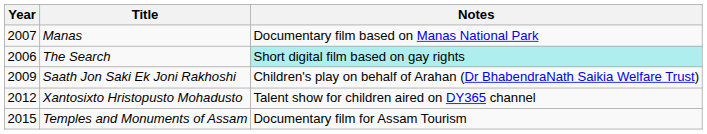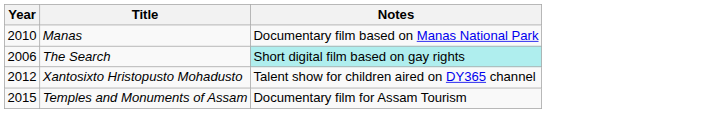(22, 35) 2007 -> (22, 35) 2010
- row: (139, 77)
